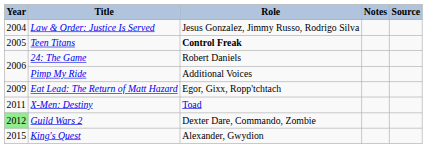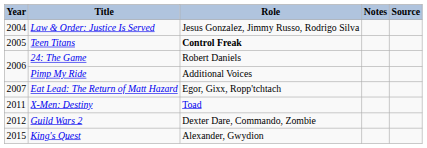(16, 89) 2009 -> (16, 89) 2007
(16, 120) lightgreen background -> (16, 120) no background
